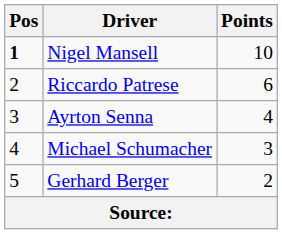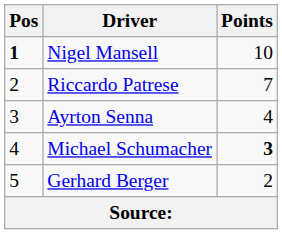(268, 84) 6 -> (268, 84) 7
(268, 149) normal -> (268, 149) bold
